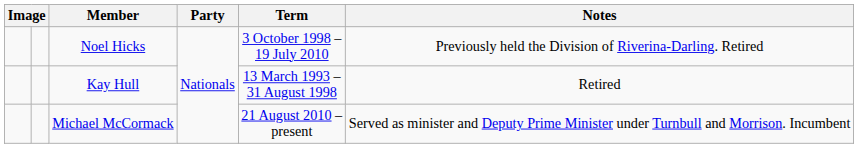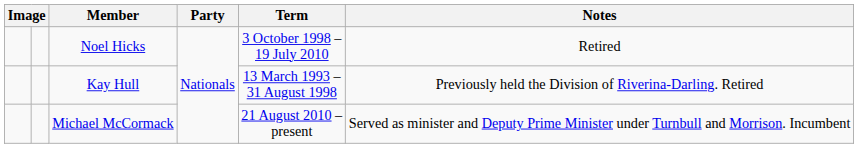(600, 46) Previously held the Division of Riverina-Darling. Retired -> (600, 46) Retired
(600, 84) Retired -> (600, 84) Previously held the Division of Riverina-Darling. Retired
